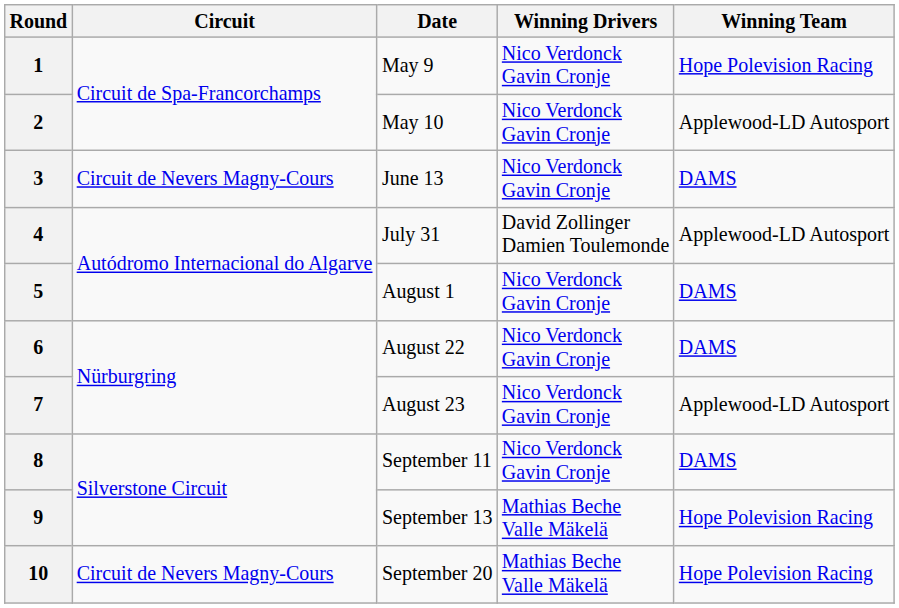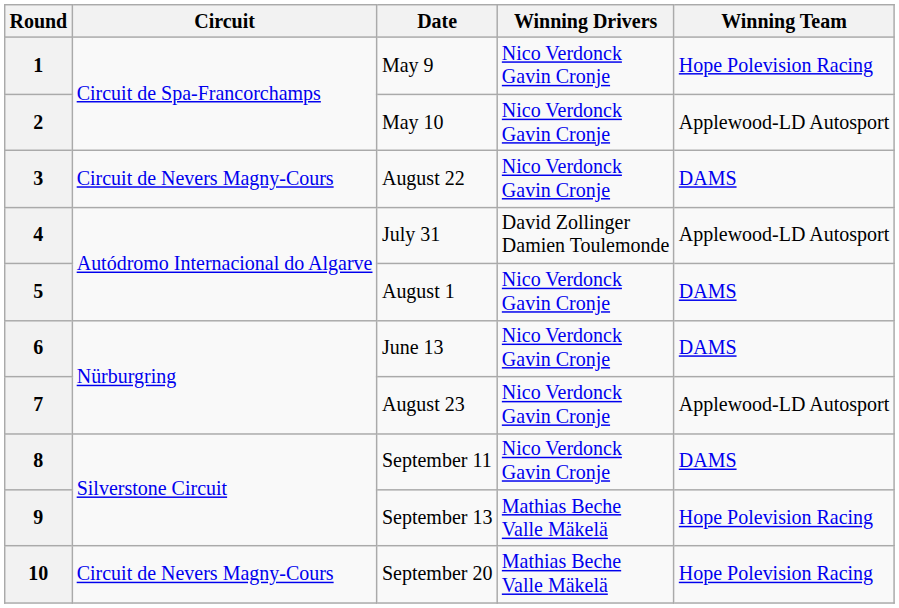(413, 178) June 13 -> (423, 178) August 22
(423, 347) August 22 -> (413, 347) June 13
